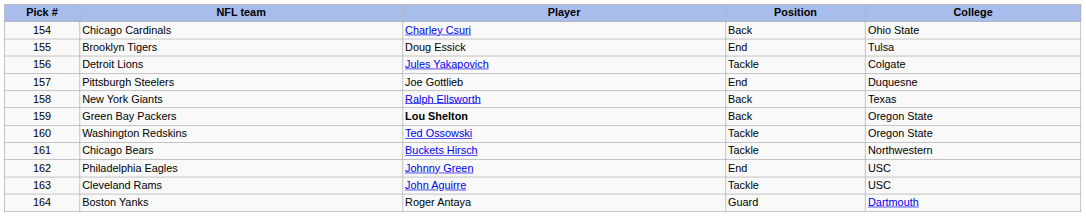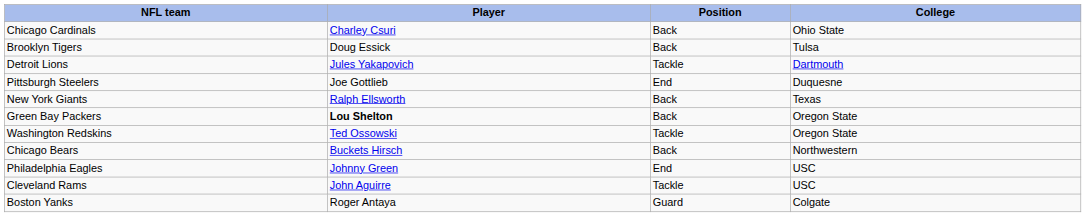- column: (42, 13)
(738, 47) End -> (665, 47) Back
(887, 64) Colgate -> (818, 64) Dartmouth
(743, 151) Tackle -> (665, 151) Back
(893, 202) Dartmouth -> (811, 202) Colgate
